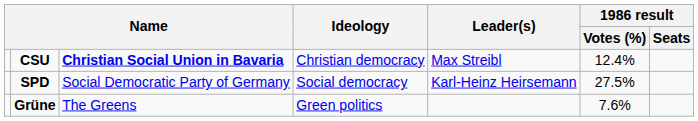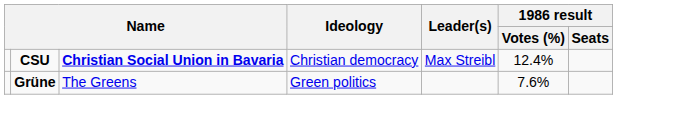- row: (35, 82)
